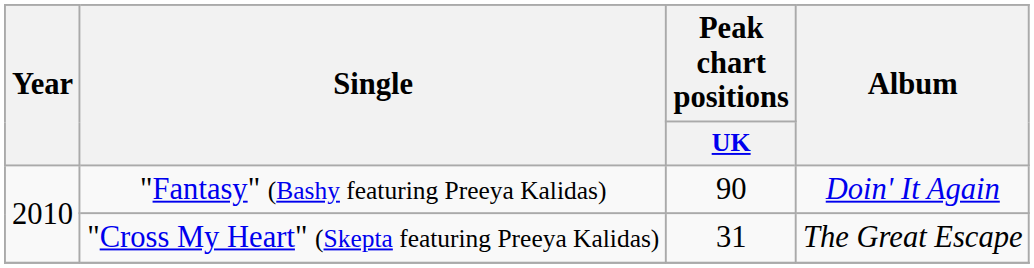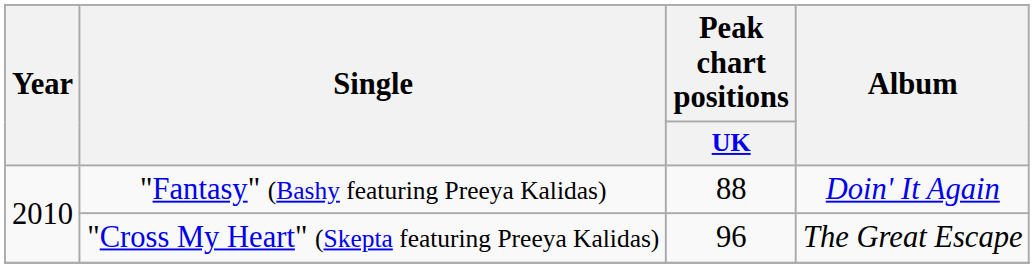(731, 188) 90 -> (731, 188) 88
(731, 237) 31 -> (731, 237) 96
